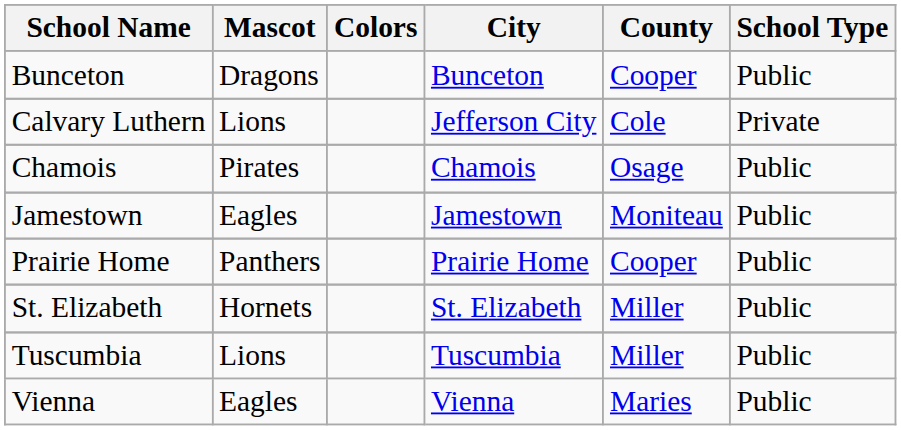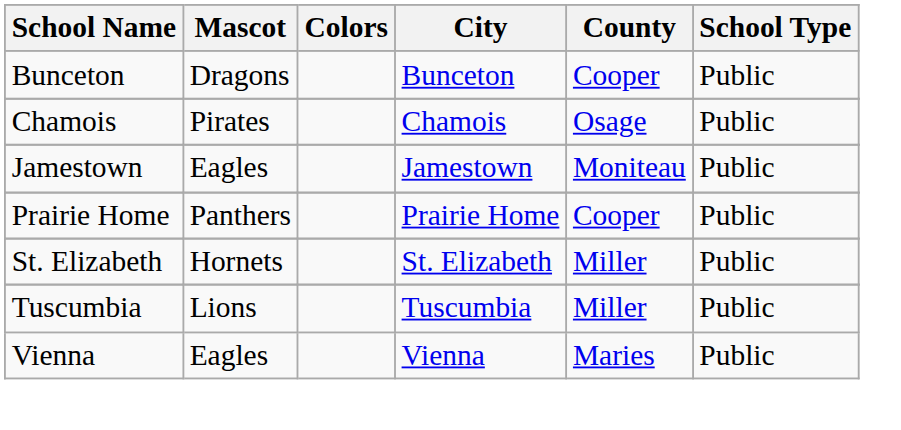- row: (109, 121)
